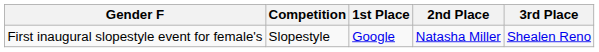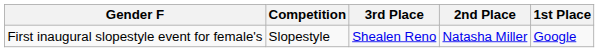columns swapped: (381, 15) <-> (549, 15)
